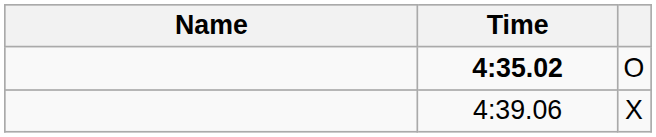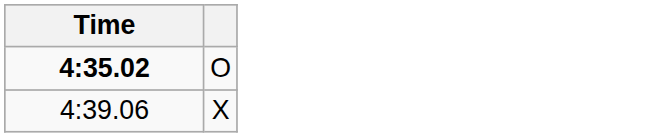- column: (211, 25)
